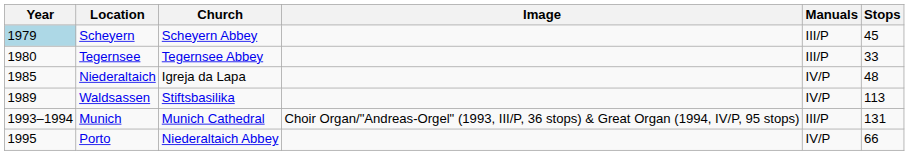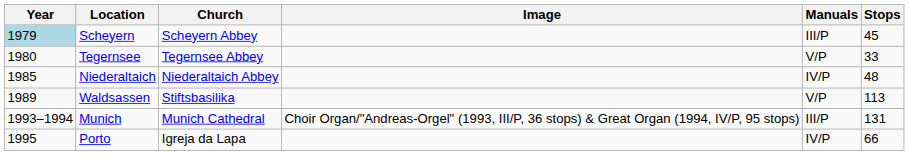(817, 56) III/P -> (816, 56) V/P
(204, 77) Igreja da Lapa -> (220, 77) Niederaltaich Abbey
(818, 98) IV/P -> (816, 98) V/P
(220, 139) Niederaltaich Abbey -> (204, 139) Igreja da Lapa
